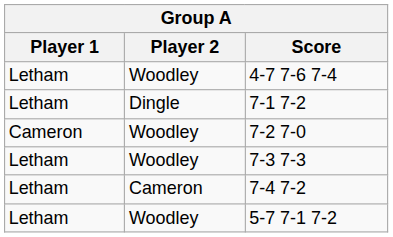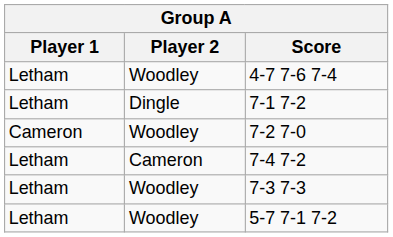rows swapped: (278, 160) <-> (278, 189)
